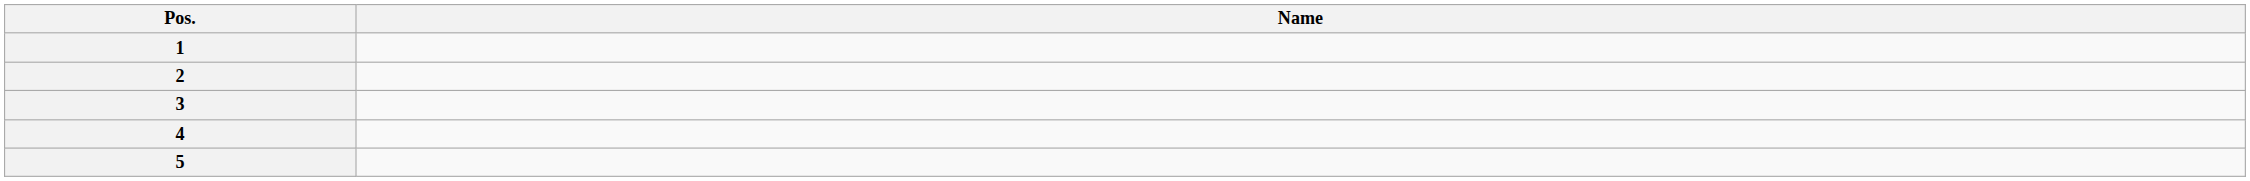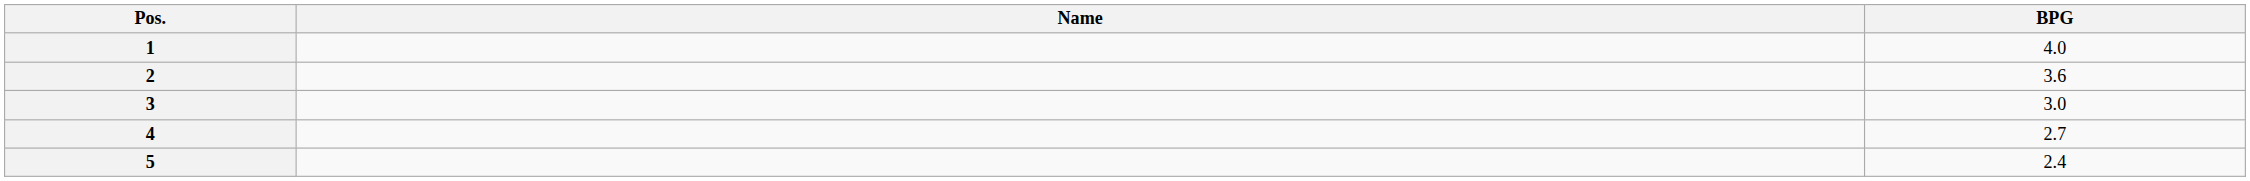+ column: (2055, 18)
